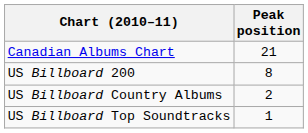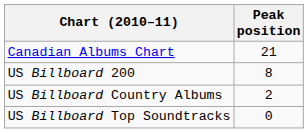(269, 117) 1 -> (269, 117) 0
